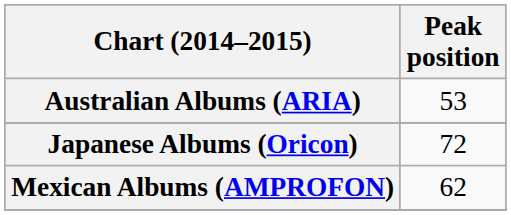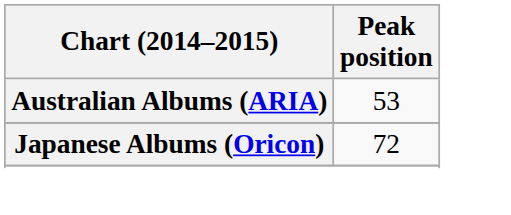- row: (203, 187)
